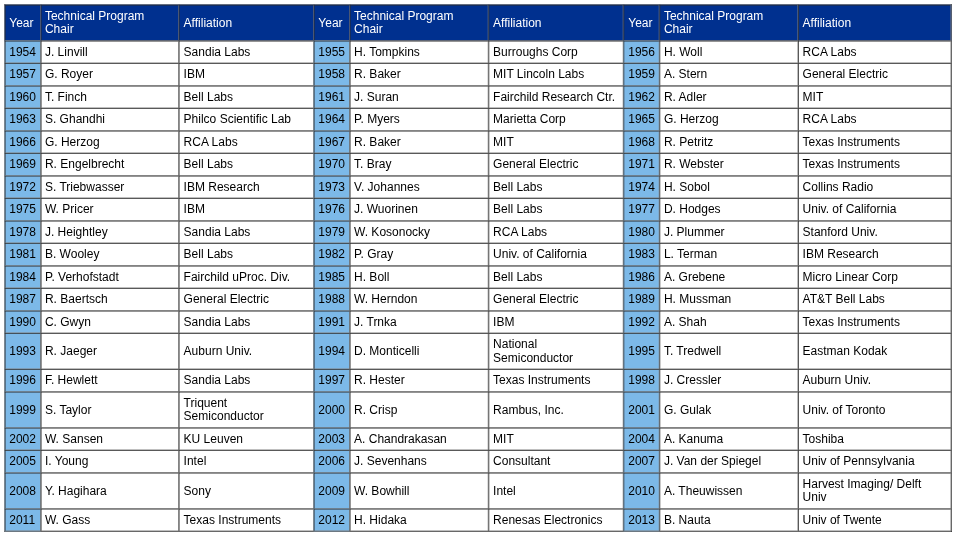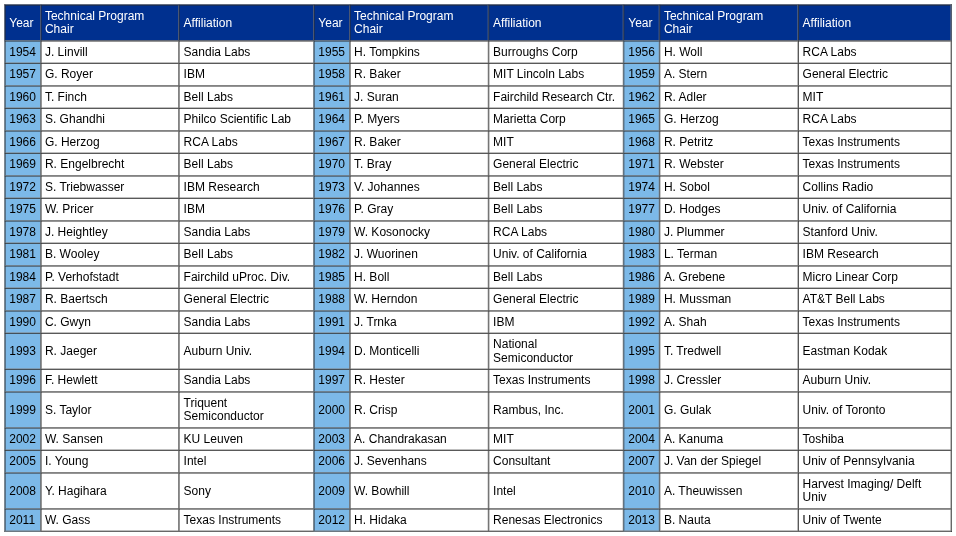(386, 209) J. Wuorinen -> (374, 209) P. Gray
(374, 254) P. Gray -> (386, 254) J. Wuorinen
